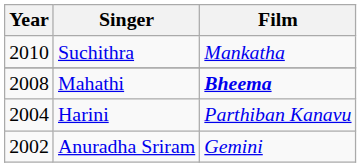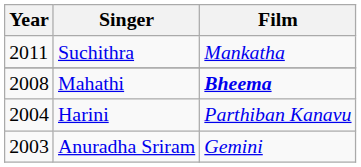(29, 51) 2010 -> (29, 51) 2011
(29, 146) 2002 -> (29, 146) 2003
